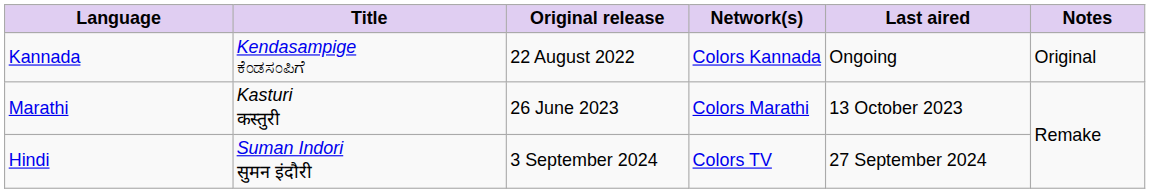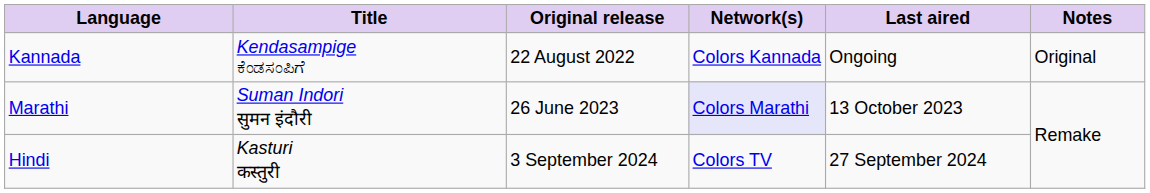(265, 107) Kasturi कस्तुरी -> (290, 107) Suman Indori सुमन इंदौरी
(751, 108) no background -> (751, 108) lavender background
(290, 160) Suman Indori सुमन इंदौरी -> (265, 160) Kasturi कस्तुरी
